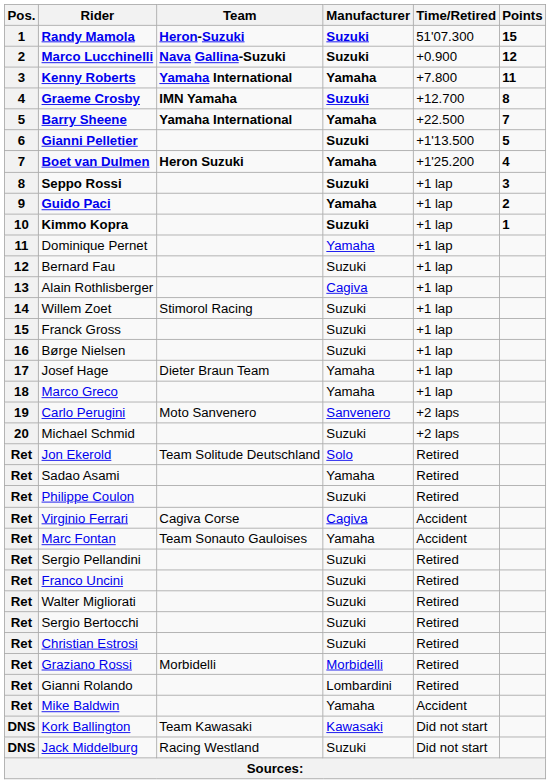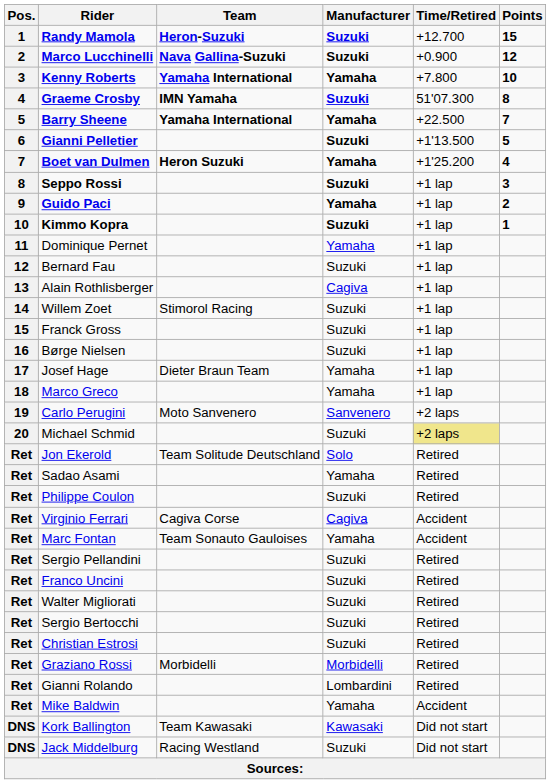(445, 36) 51'07.300 -> (440, 36) +12.700
(509, 78) 11 -> (509, 78) 10
(440, 99) +12.700 -> (445, 99) 51'07.300
(438, 434) no background -> (438, 434) khaki background
